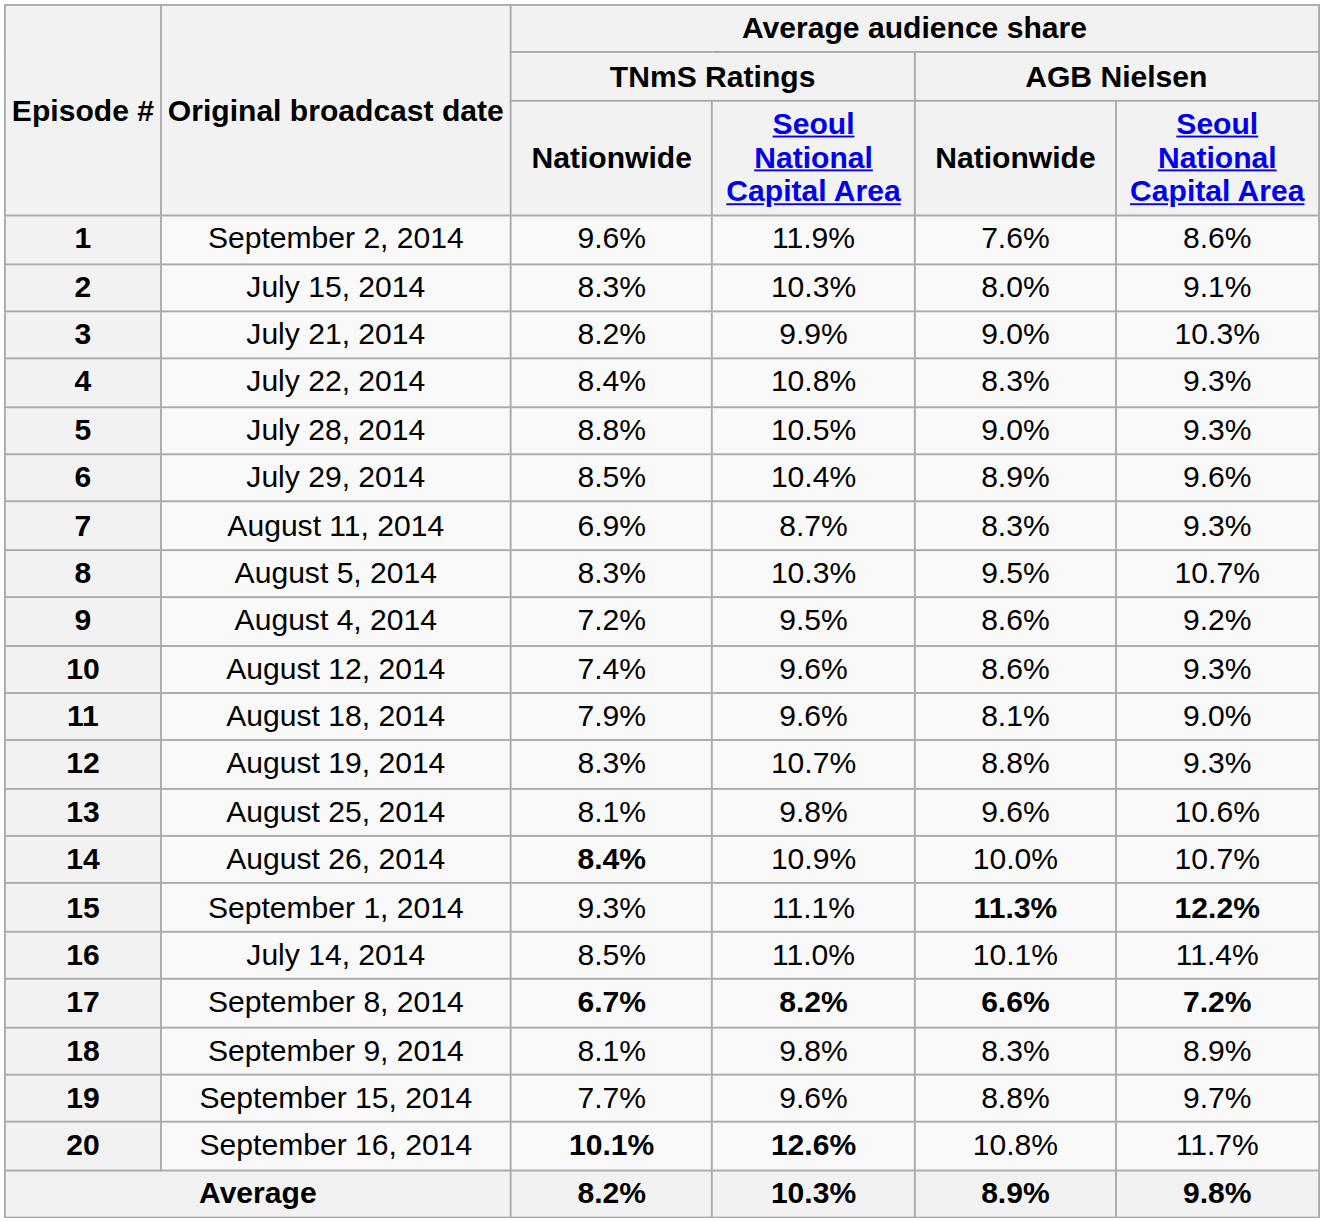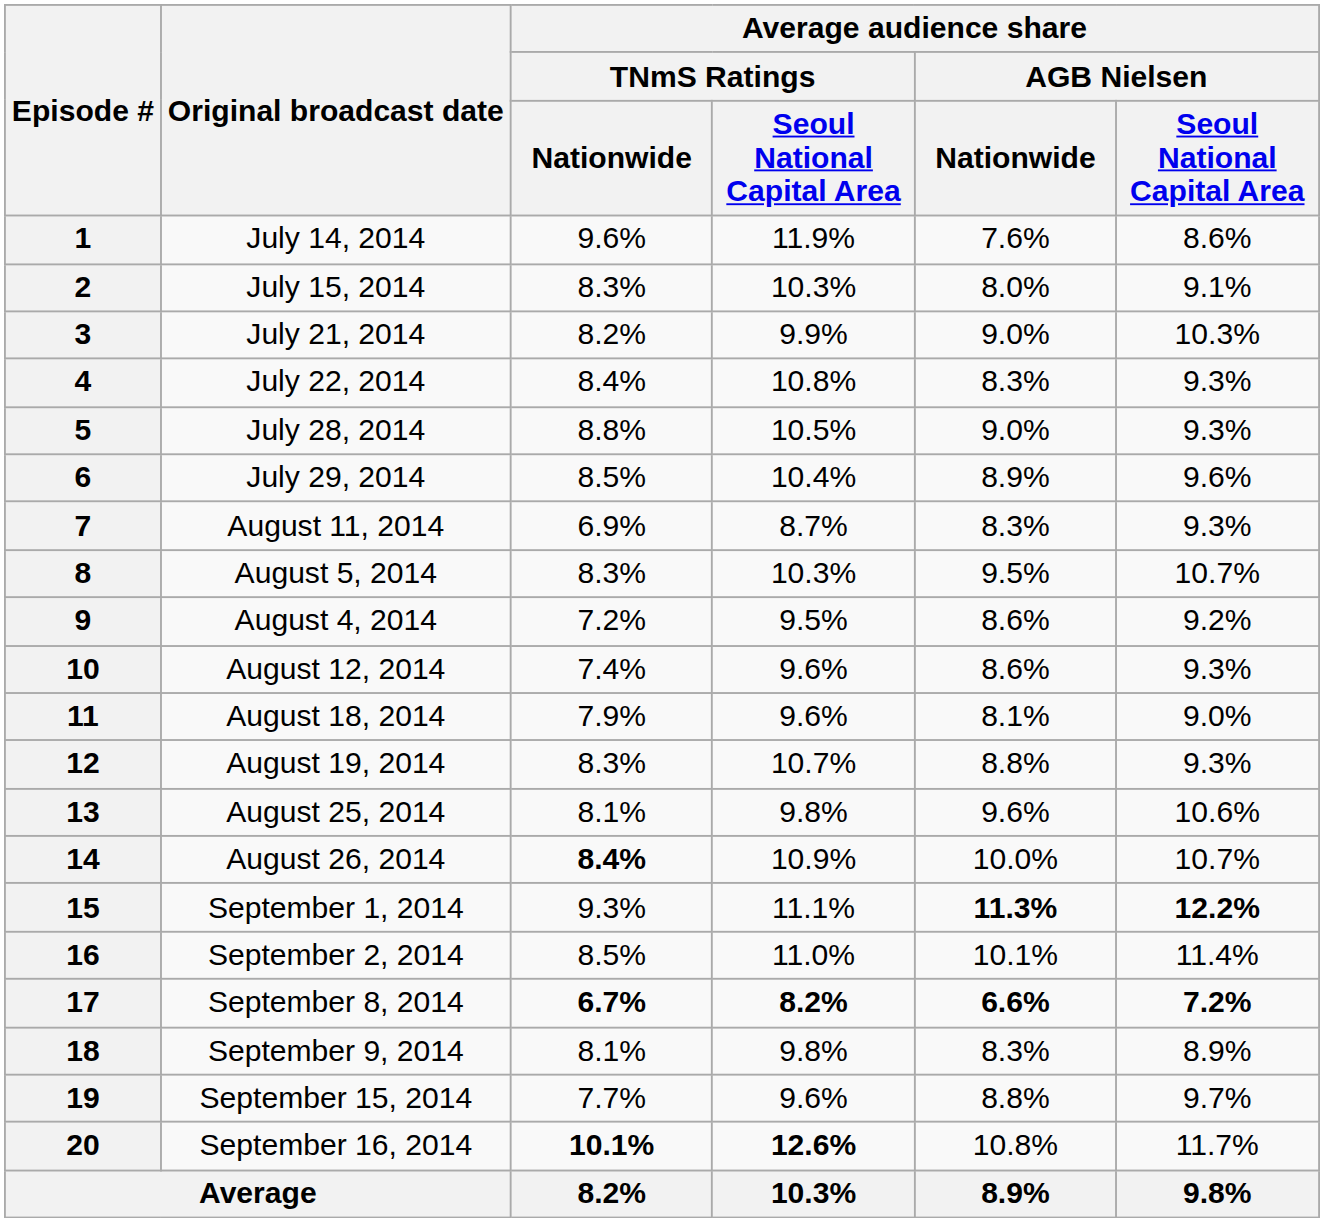(336, 239) September 2, 2014 -> (336, 239) July 14, 2014
(336, 954) July 14, 2014 -> (336, 954) September 2, 2014
